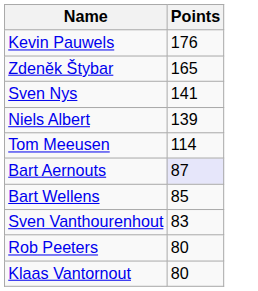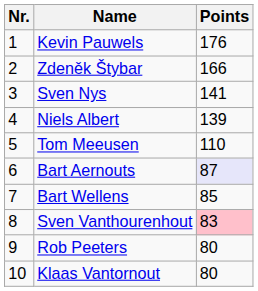+ column: (19, 17)
(184, 68) 165 -> (213, 68) 166
(184, 145) 114 -> (213, 145) 110
(180, 222) no background -> (209, 222) pink background
